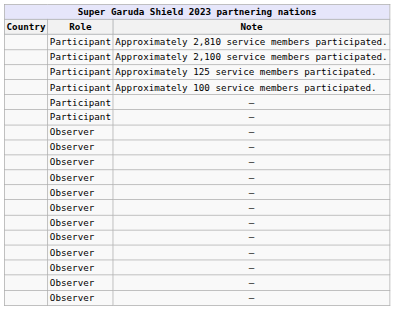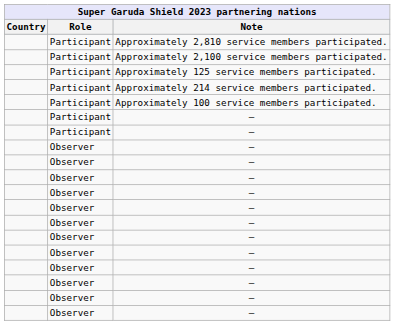+ row: (80, 87)
